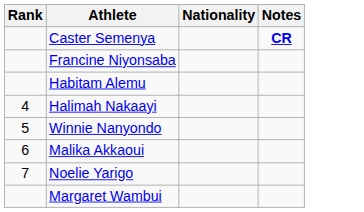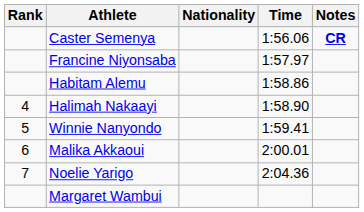+ column: (285, 15)
